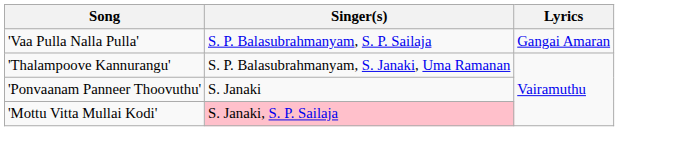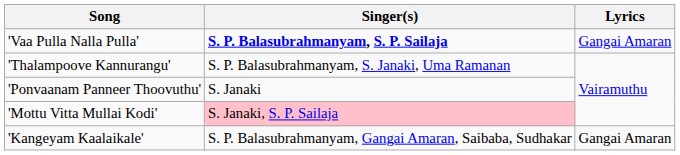(320, 41) normal -> (328, 41) bold
+ row: (76, 138)
